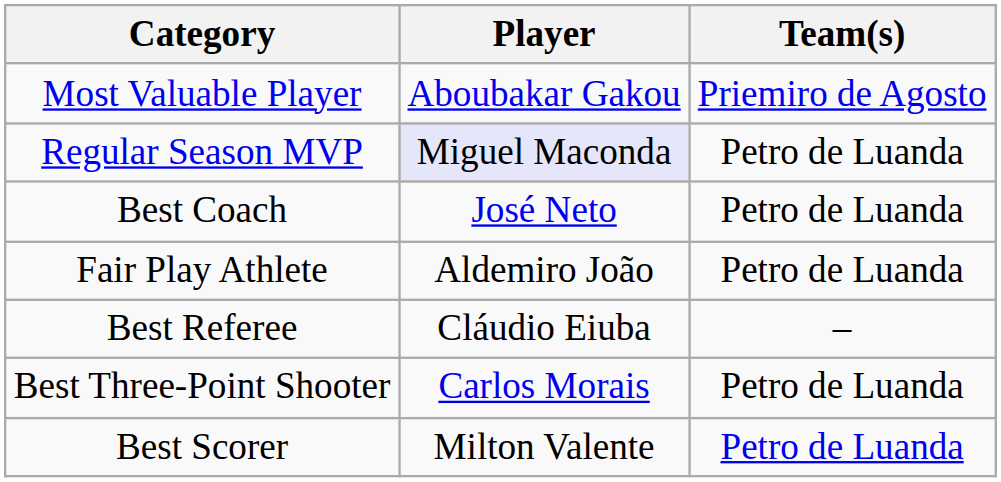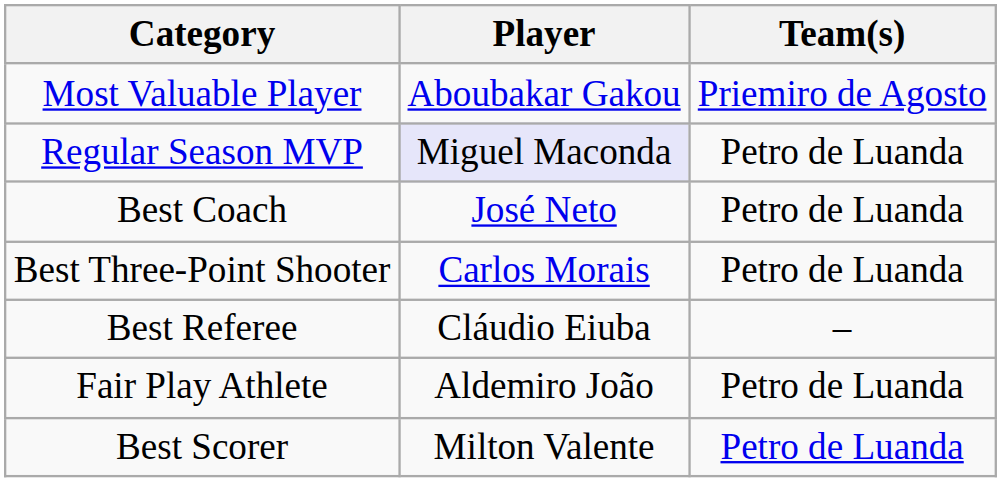rows swapped: (202, 269) <-> (202, 387)
